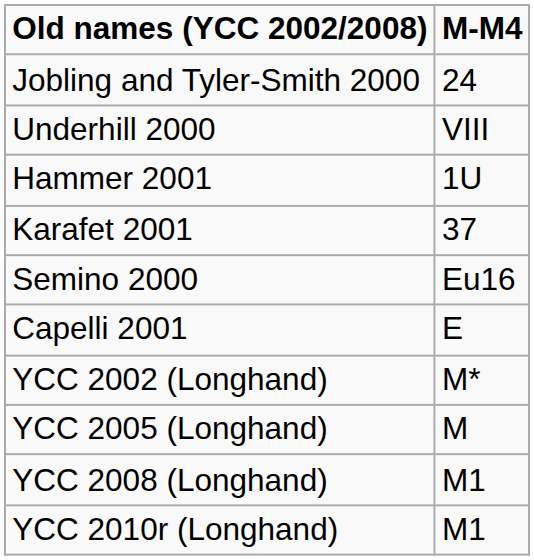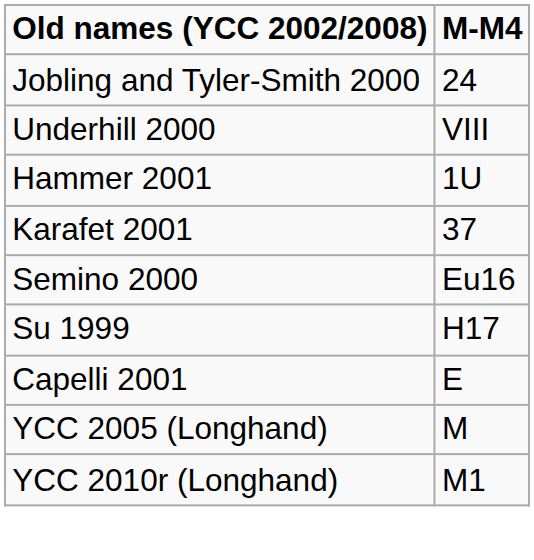+ row: (71, 329)
- row: (170, 379)
- row: (170, 479)
